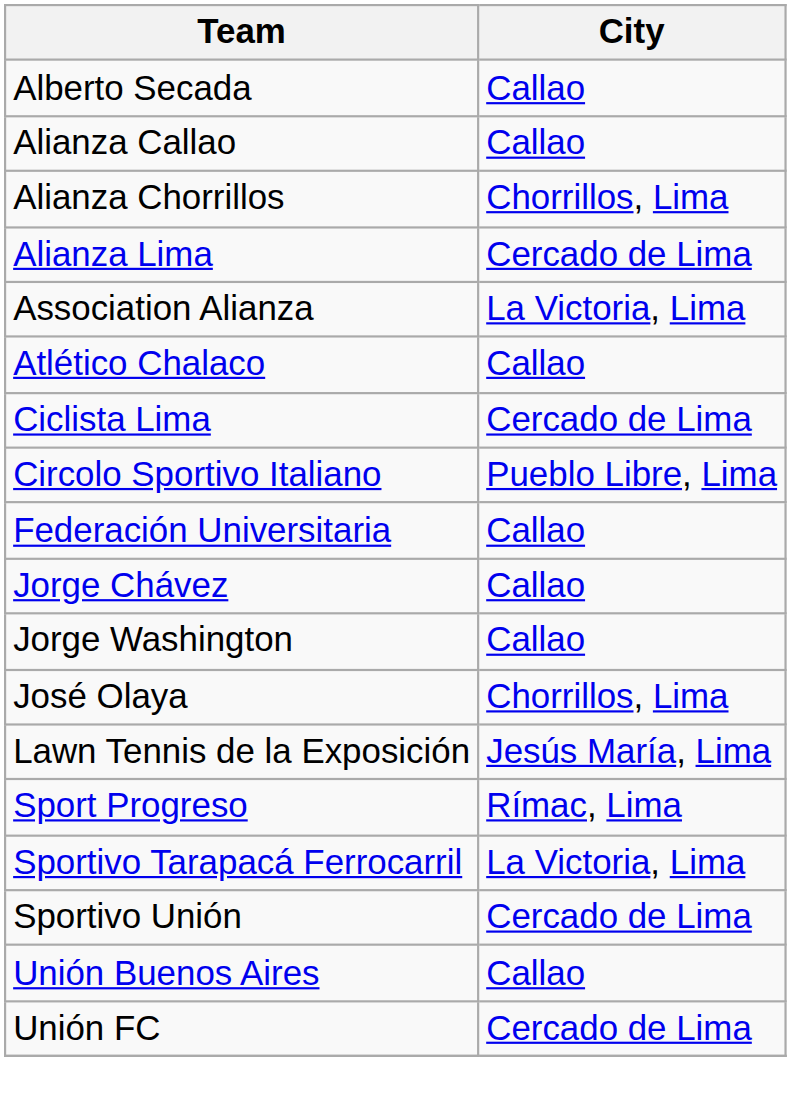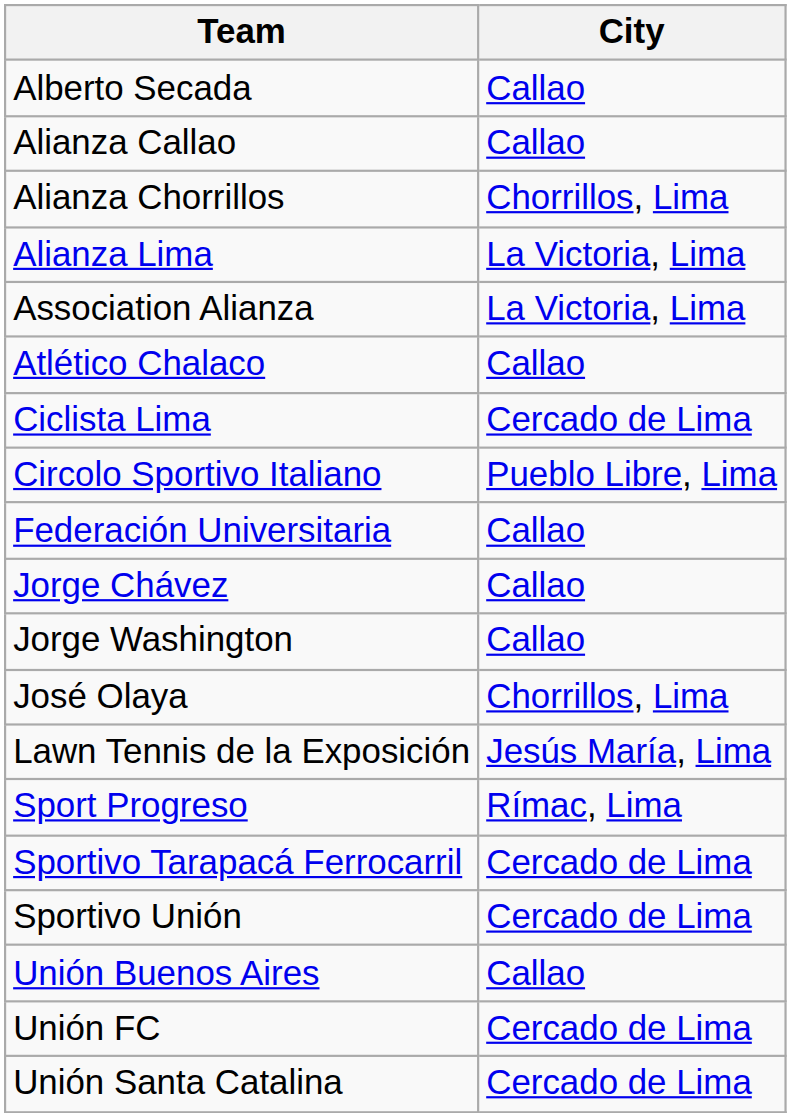(619, 253) Cercado de Lima -> (616, 253) La Victoria, Lima
(616, 861) La Victoria, Lima -> (619, 861) Cercado de Lima
+ row: (178, 1083)
